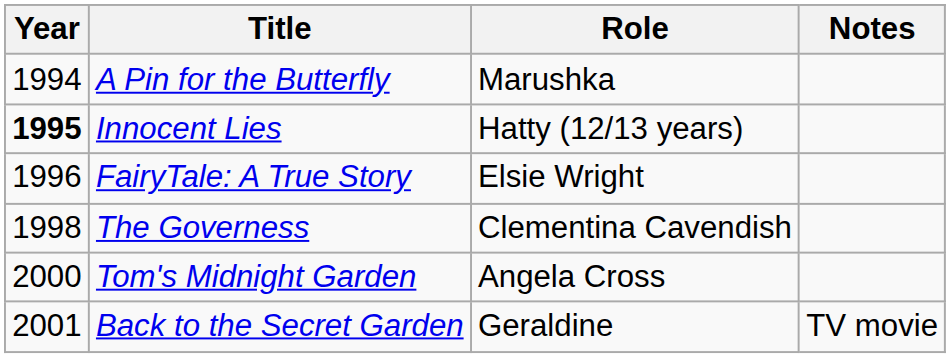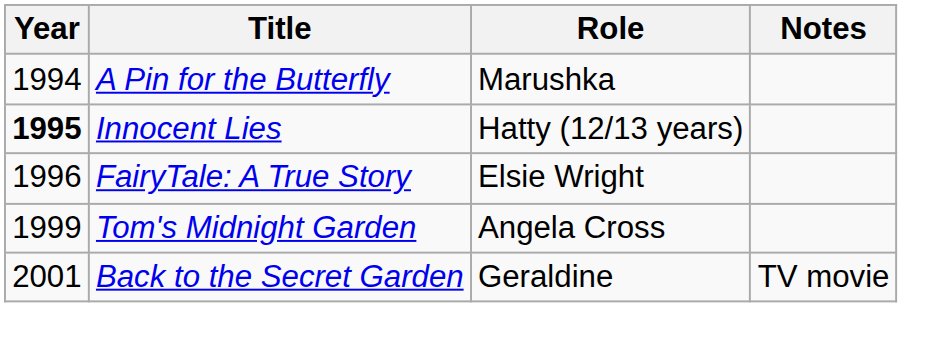- row: (203, 227)
(47, 276) 2000 -> (47, 227) 1999
